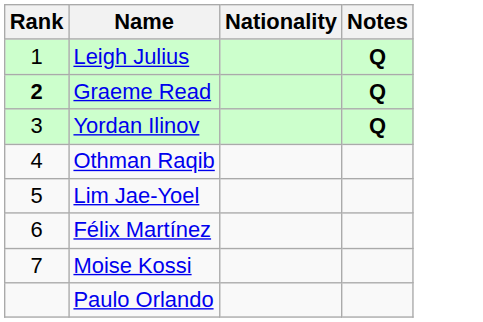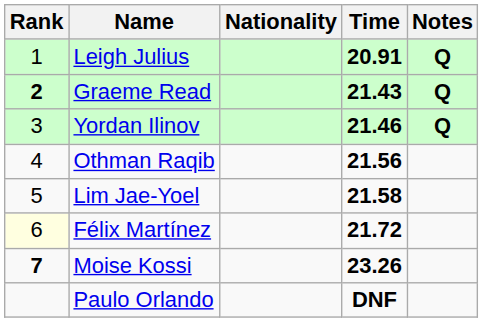+ column: (374, 21)
(37, 230) no background -> (37, 230) lightyellow background
(37, 265) normal -> (37, 265) bold
